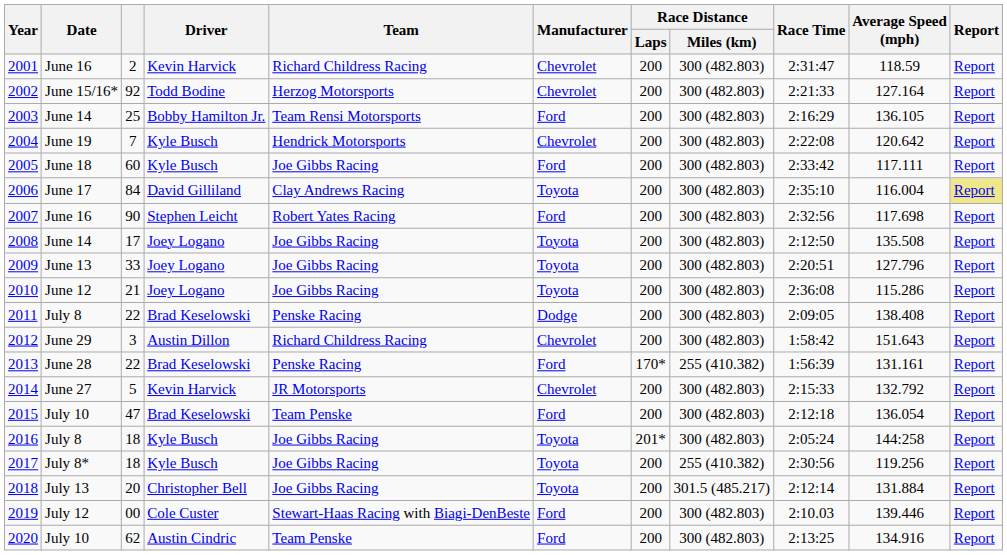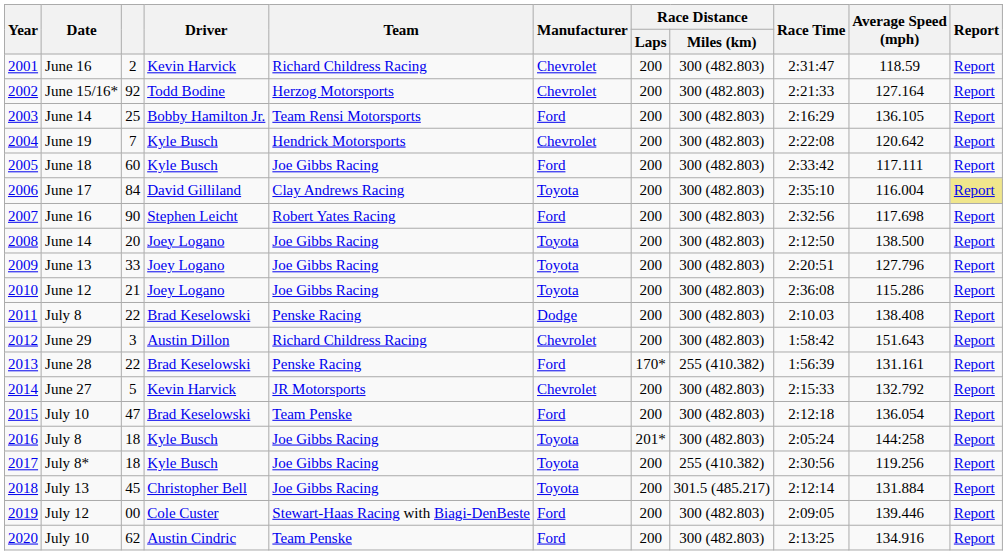(133, 240) 17 -> (133, 240) 20
(900, 240) 135.508 -> (900, 240) 138.500
(811, 314) 2:09:05 -> (811, 314) 2:10.03
(133, 488) 20 -> (133, 488) 45
(811, 513) 2:10.03 -> (811, 513) 2:09:05
